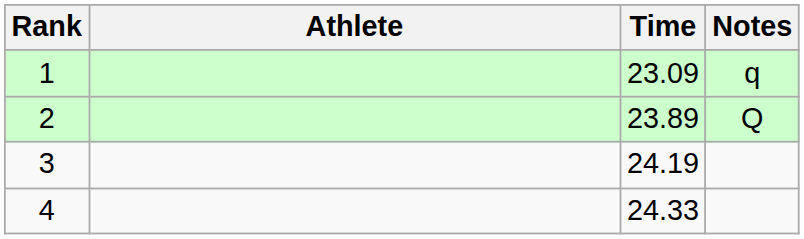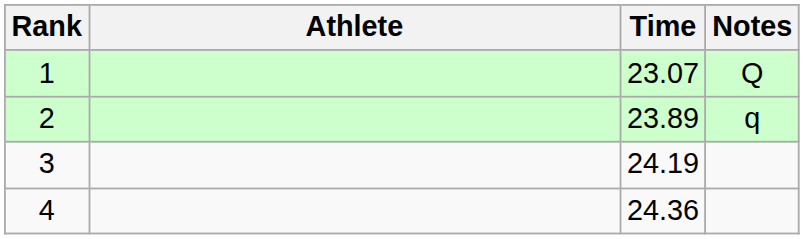(663, 73) 23.09 -> (663, 73) 23.07
(752, 73) q -> (752, 73) Q
(752, 118) Q -> (752, 118) q
(663, 210) 24.33 -> (663, 210) 24.36
